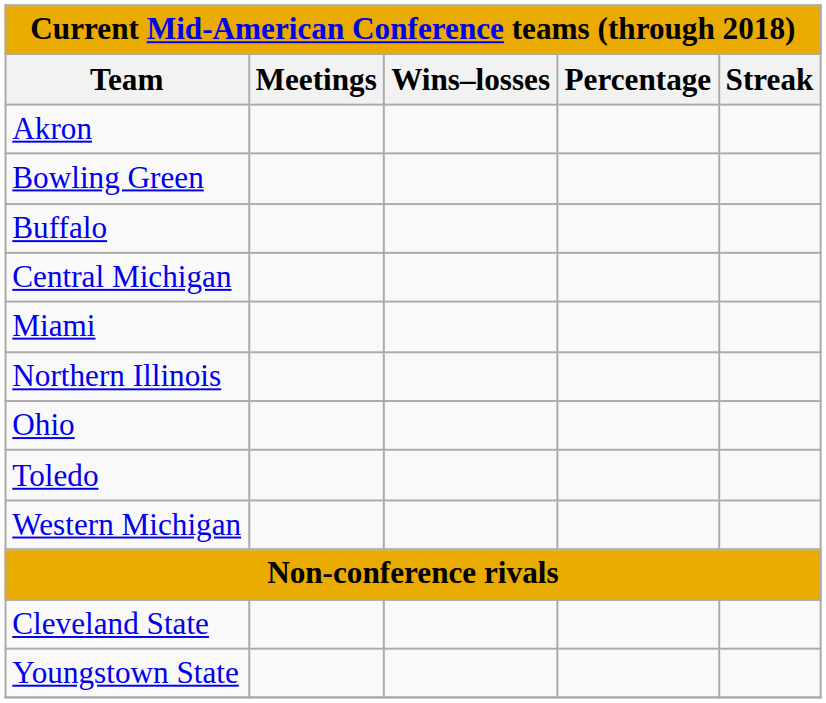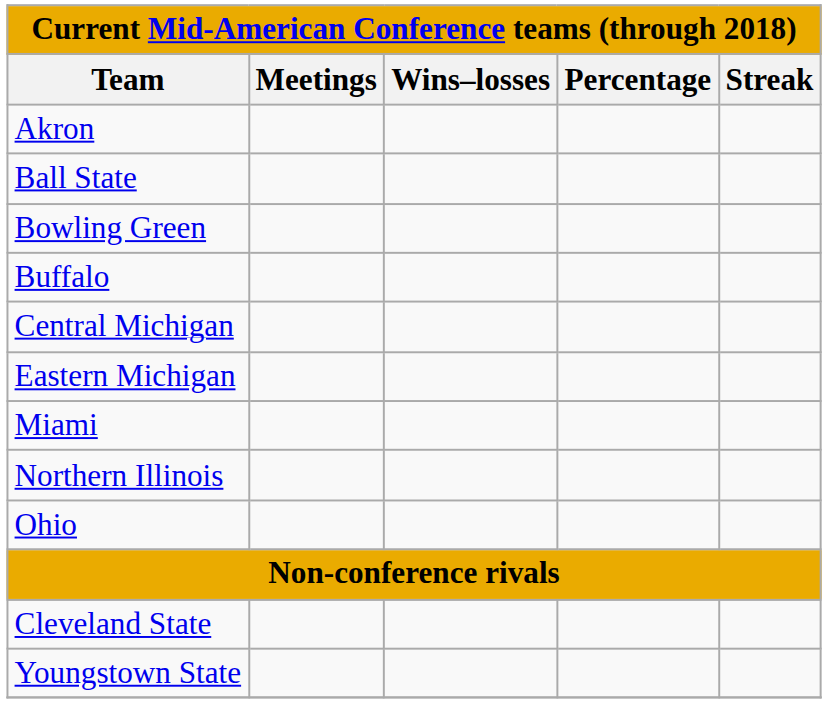+ row: (76, 177)
+ row: (125, 375)
- row: (55, 474)
- row: (127, 524)
